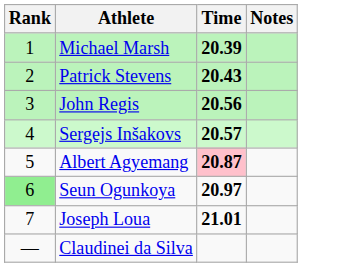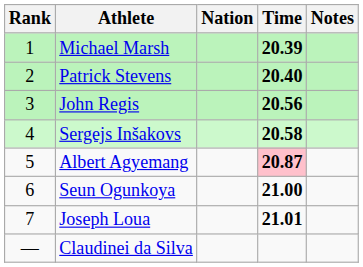+ column: (227, 18)
(222, 76) 20.43 -> (282, 76) 20.40
(222, 133) 20.57 -> (282, 133) 20.58
(30, 190) lightgreen background -> (30, 190) no background
(222, 190) 20.97 -> (282, 190) 21.00
